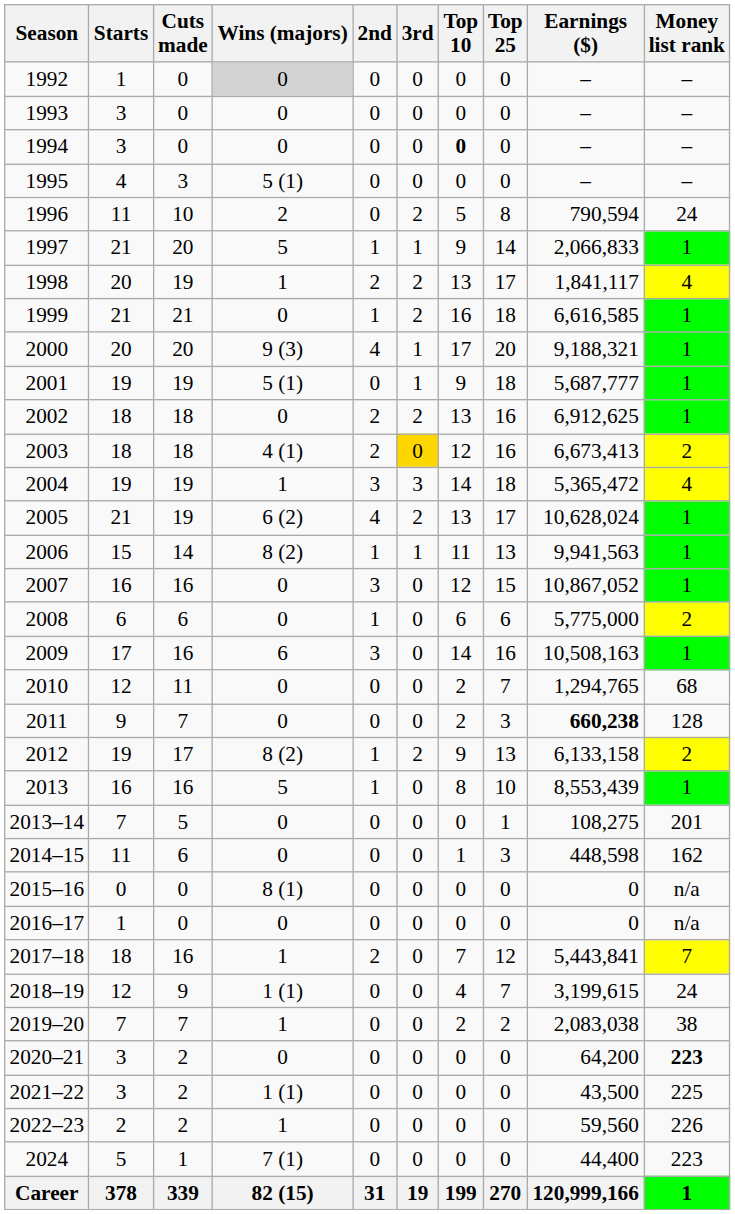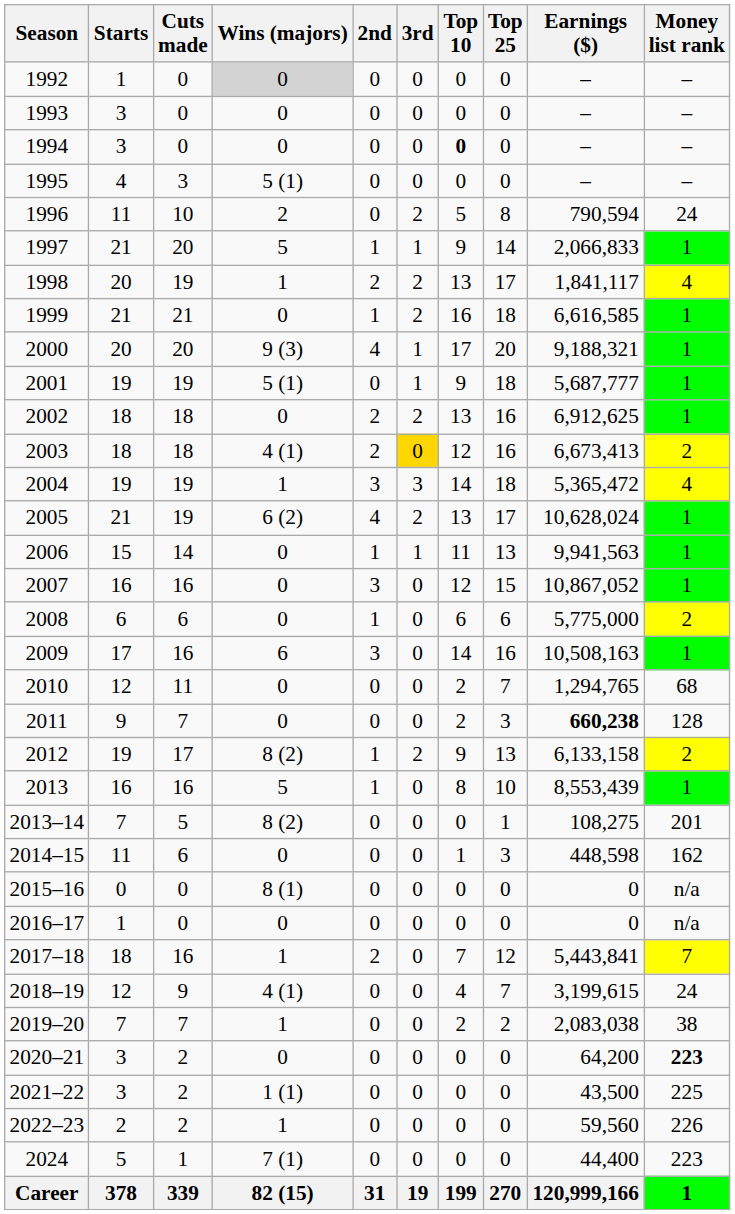(283, 551) 8 (2) -> (283, 551) 0
(283, 821) 0 -> (283, 821) 8 (2)
(283, 990) 1 (1) -> (283, 990) 4 (1)
